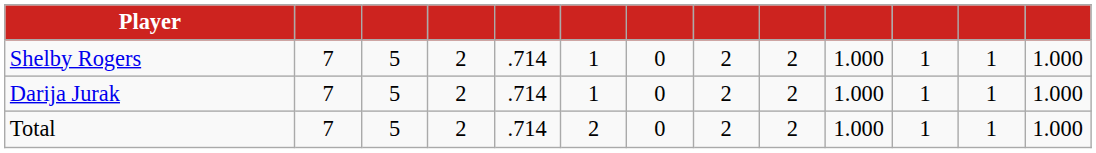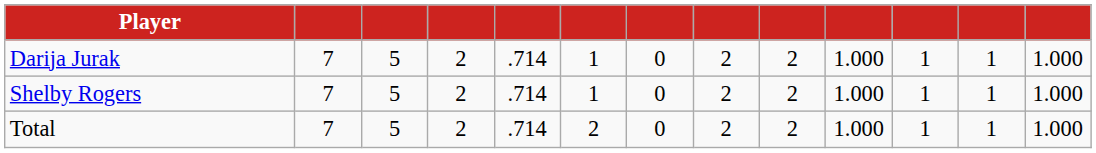rows swapped: (65, 93) <-> (76, 57)
